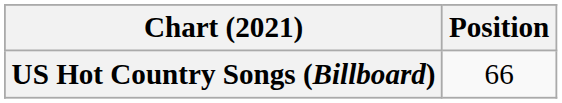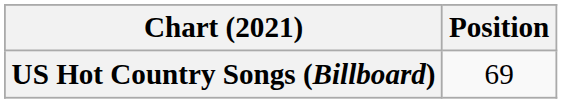(499, 73) 66 -> (499, 73) 69
